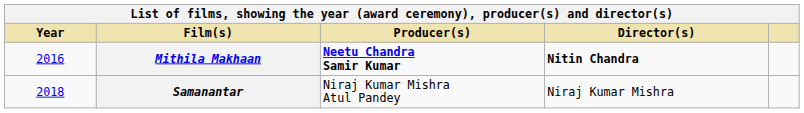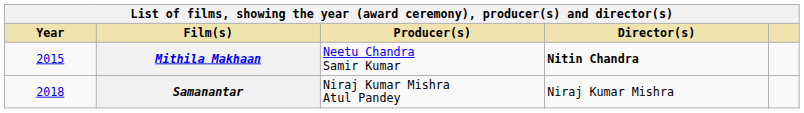(50, 59) 2016 -> (50, 59) 2015
(369, 59) bold -> (369, 59) normal
